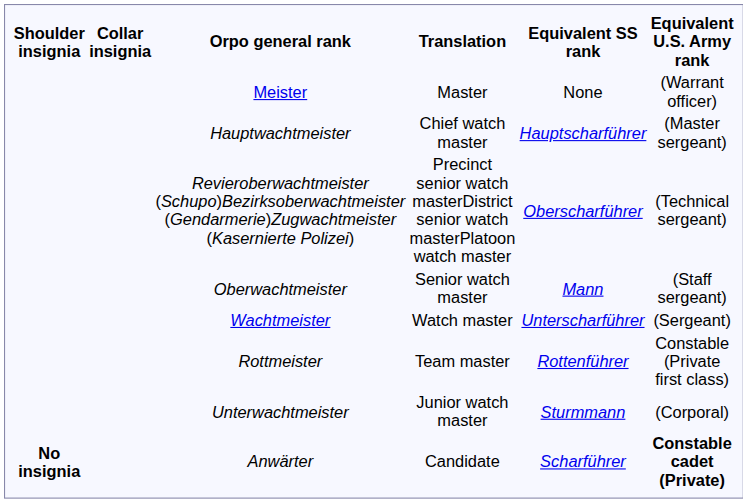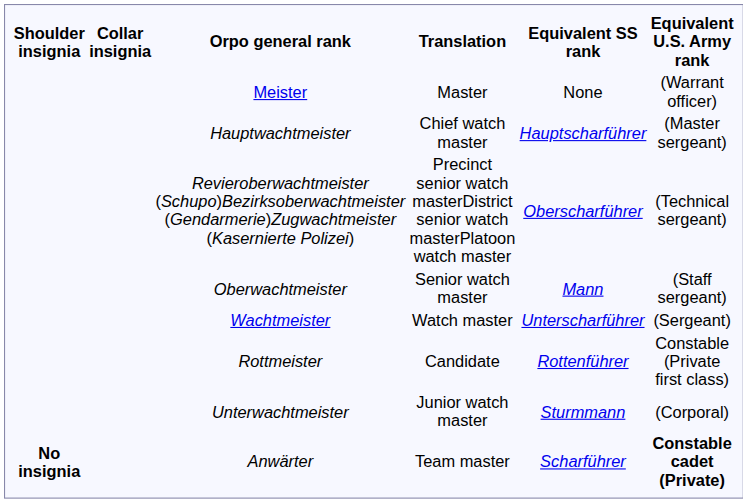(462, 361) Team master -> (462, 361) Candidate
(462, 461) Candidate -> (462, 461) Team master
